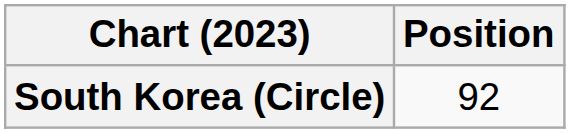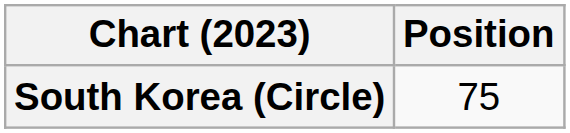(479, 95) 92 -> (479, 95) 75
